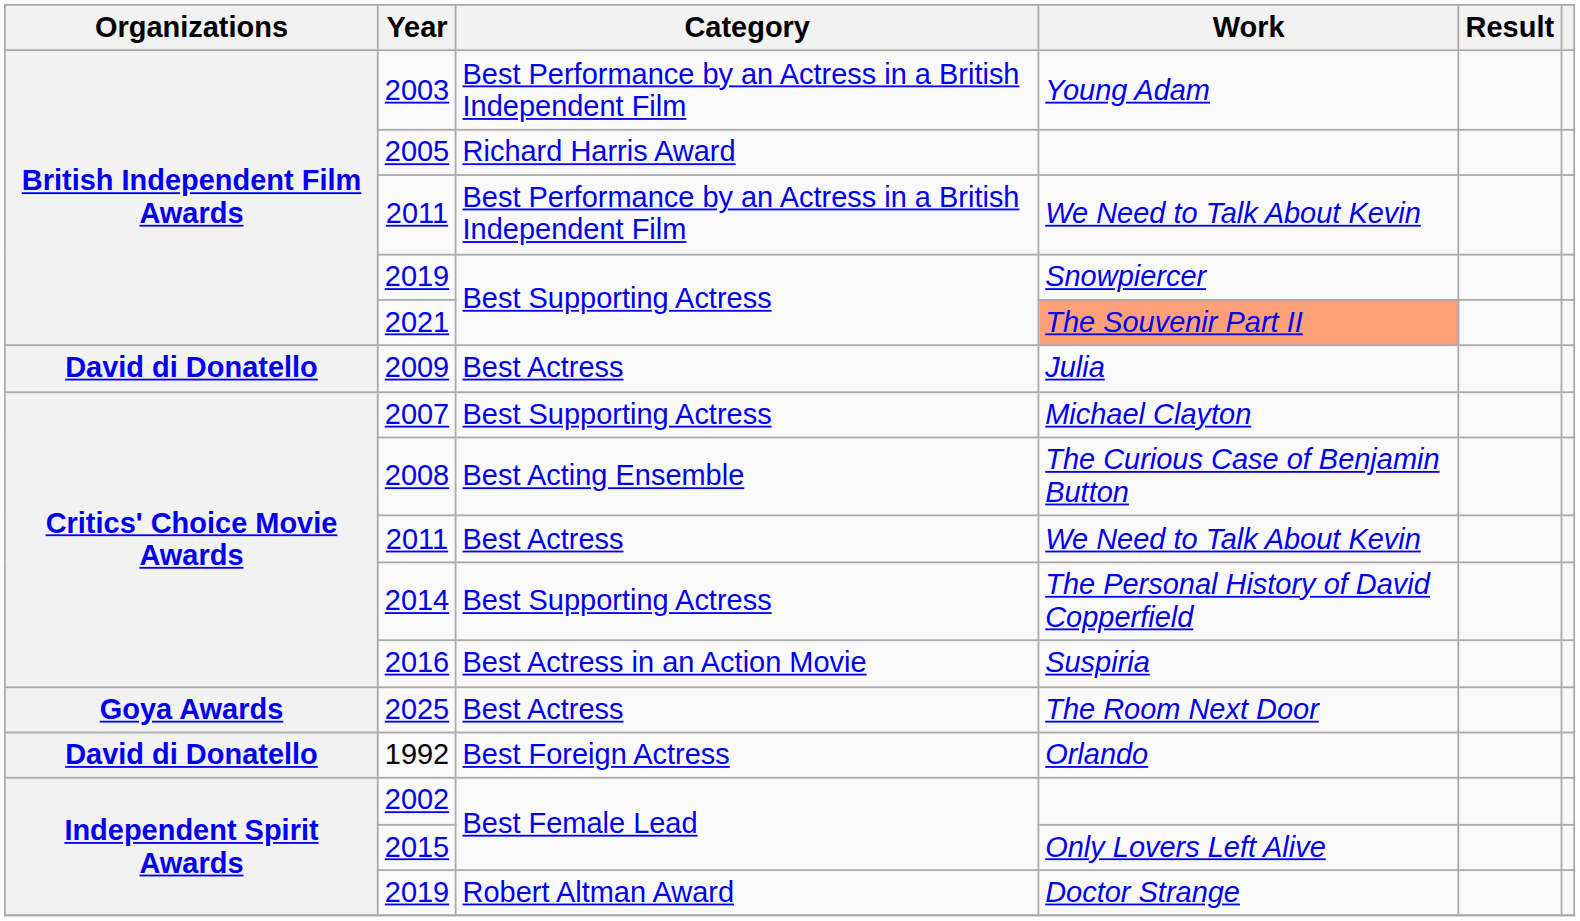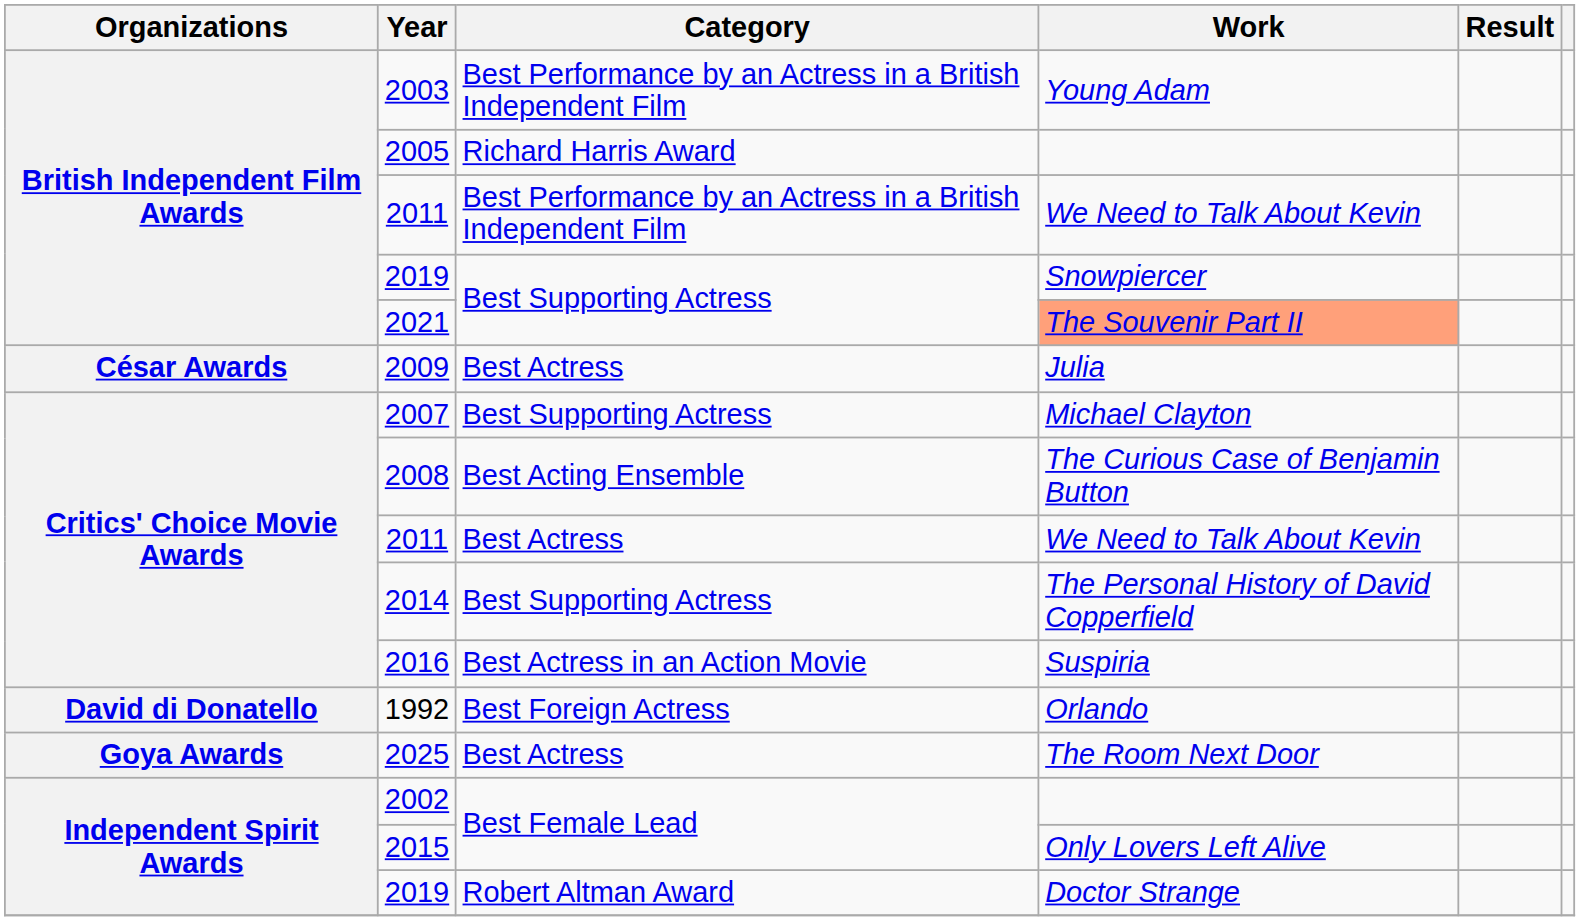(191, 368) David di Donatello -> (192, 368) César Awards
rows swapped: (417, 754) <-> (417, 708)
